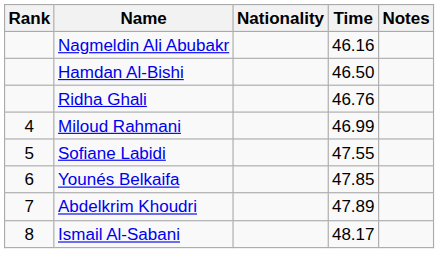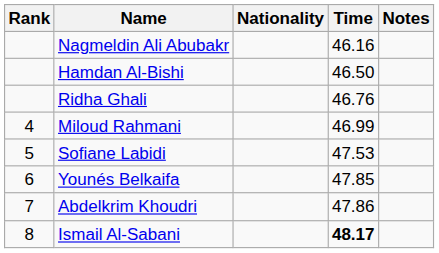(353, 153) 47.55 -> (353, 153) 47.53
(353, 207) 47.89 -> (353, 207) 47.86
(353, 234) normal -> (353, 234) bold
